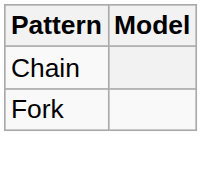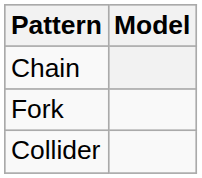+ row: (56, 151)
